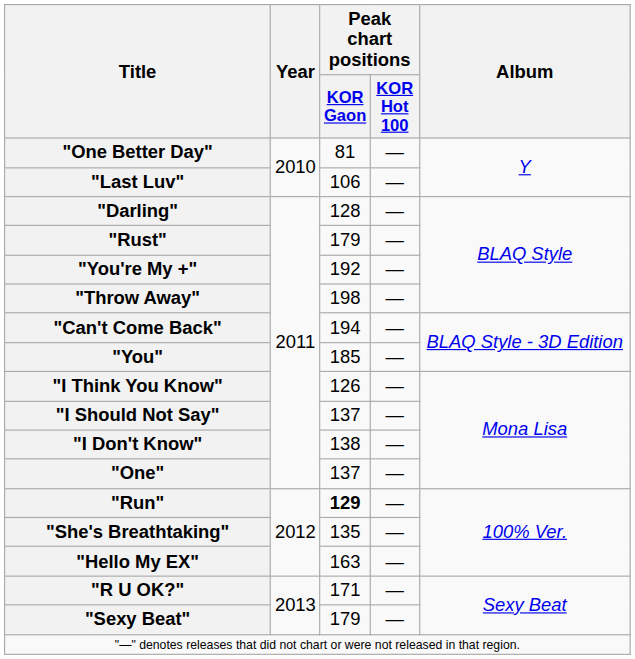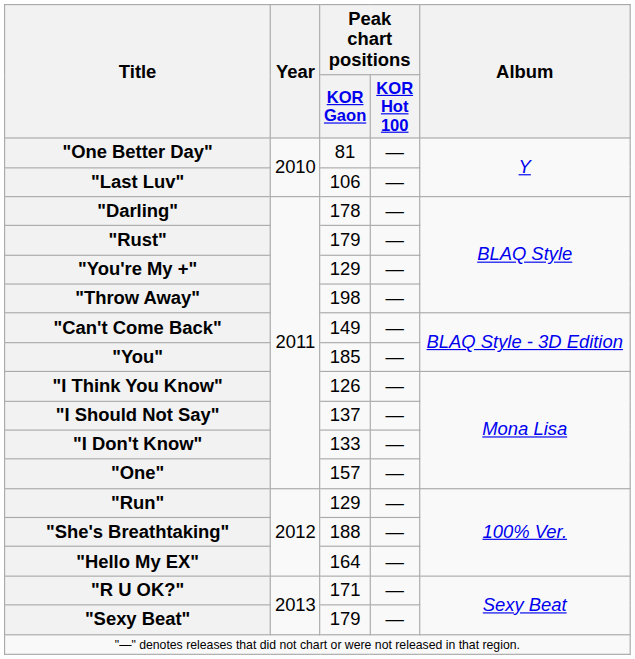(345, 210) 128 -> (345, 210) 178
(345, 269) 192 -> (345, 269) 129
(345, 327) 194 -> (345, 327) 149
(345, 444) 138 -> (345, 444) 133
(345, 473) 137 -> (345, 473) 157
(345, 502) bold -> (345, 502) normal
(345, 531) 135 -> (345, 531) 188
(345, 561) 163 -> (345, 561) 164
